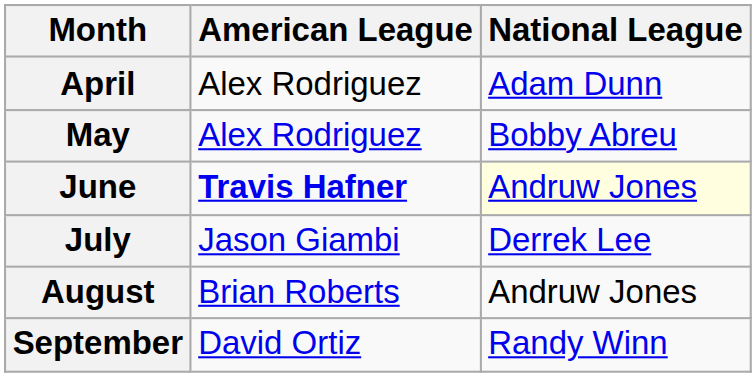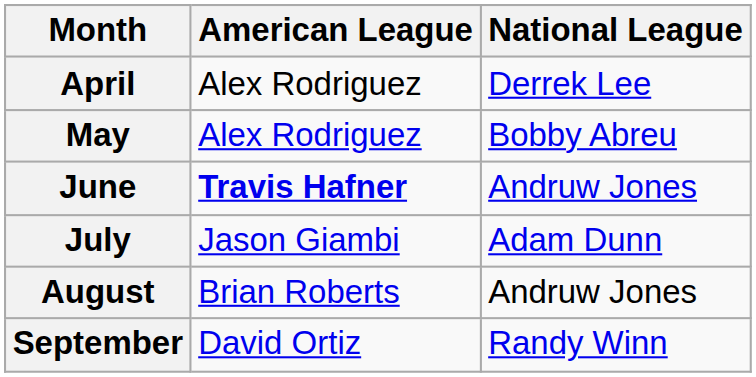(575, 82) Adam Dunn -> (570, 82) Derrek Lee
(593, 187) lightyellow background -> (593, 187) no background
(570, 239) Derrek Lee -> (575, 239) Adam Dunn
